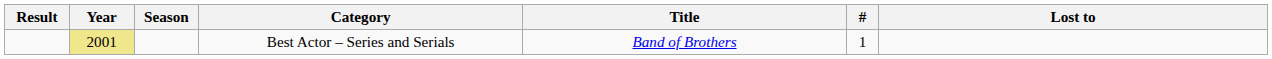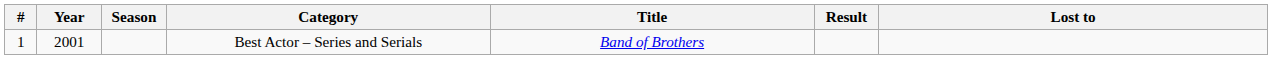columns swapped: (863, 17) <-> (37, 17)
(102, 42) khaki background -> (69, 42) no background
